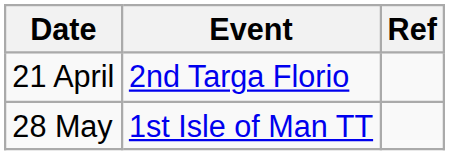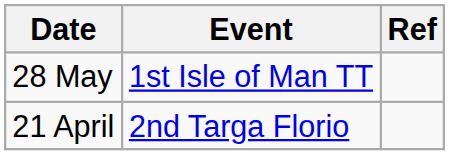rows swapped: (63, 77) <-> (63, 125)
